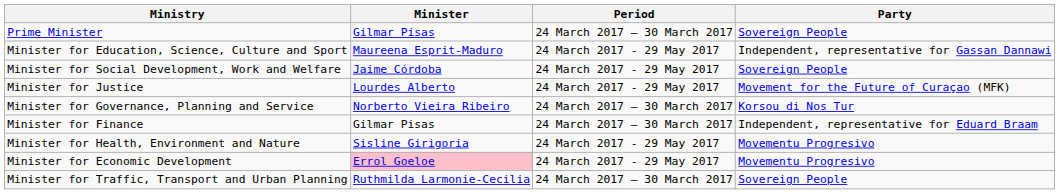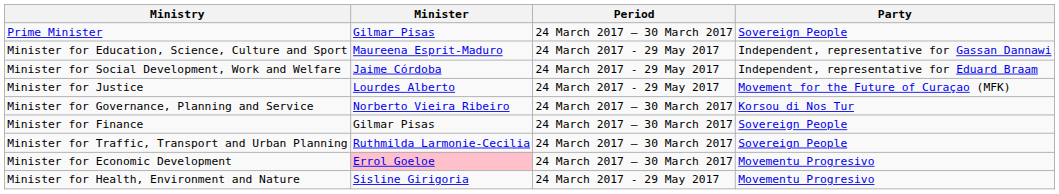(793, 69) Sovereign People -> (888, 69) Independent, representative for Eduard Braam
(888, 124) Independent, representative for Eduard Braam -> (793, 124) Sovereign People
rows swapped: (177, 180) <-> (154, 143)
(627, 161) 24 March 2017 - 29 May 2017 -> (634, 161) 24 March 2017 – 30 March 2017
